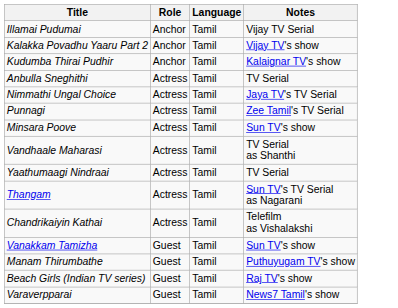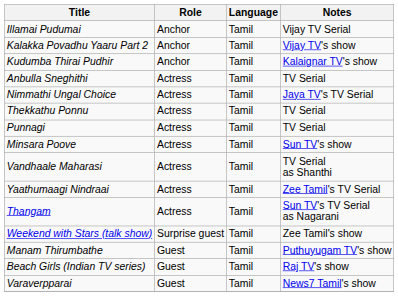+ row: (47, 111)
(295, 111) Zee Tamil's TV Serial -> (304, 128) TV Serial
(268, 172) TV Serial -> (332, 189) Zee Tamil's TV Serial
- row: (54, 223)
+ row: (79, 234)
- row: (52, 245)
